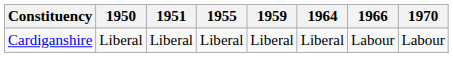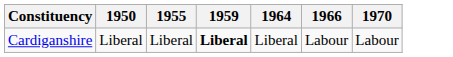- column: (171, 16)
(272, 40) normal -> (224, 40) bold
